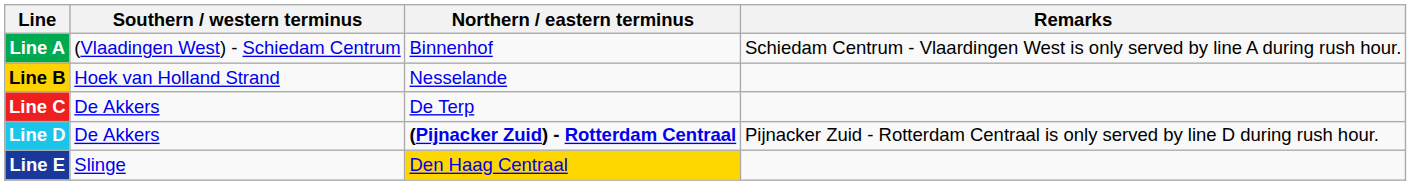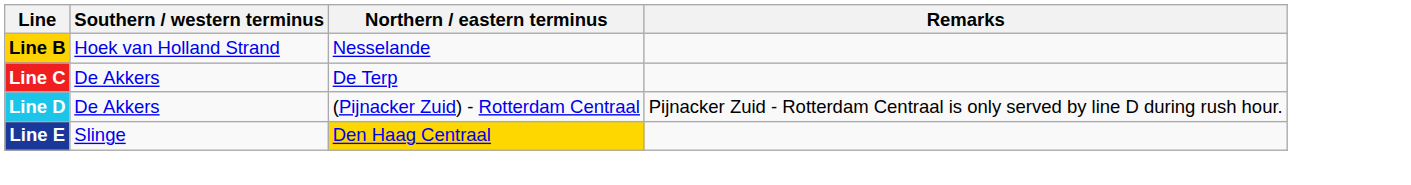- row: (37, 48)
(573, 135) bold -> (486, 106) normal
